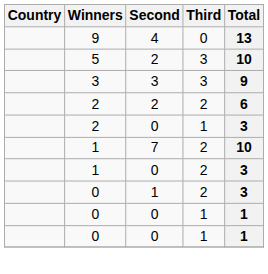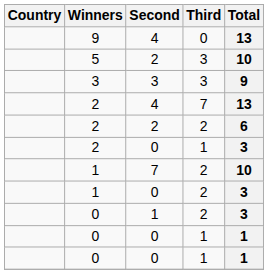+ row: (95, 104)
